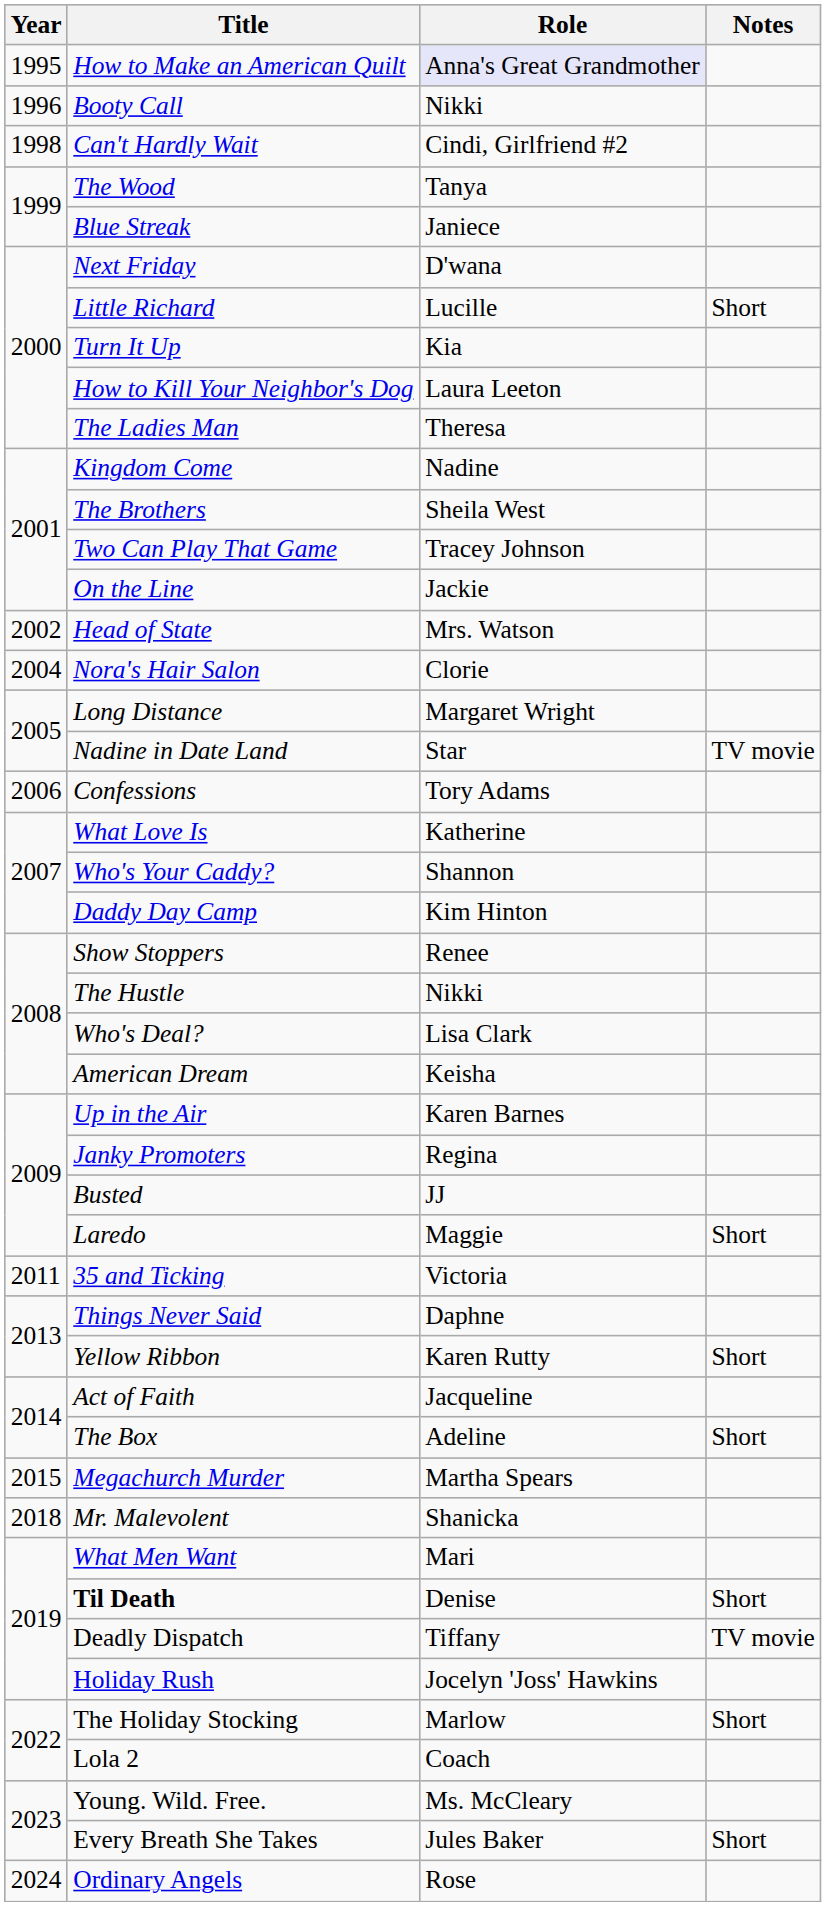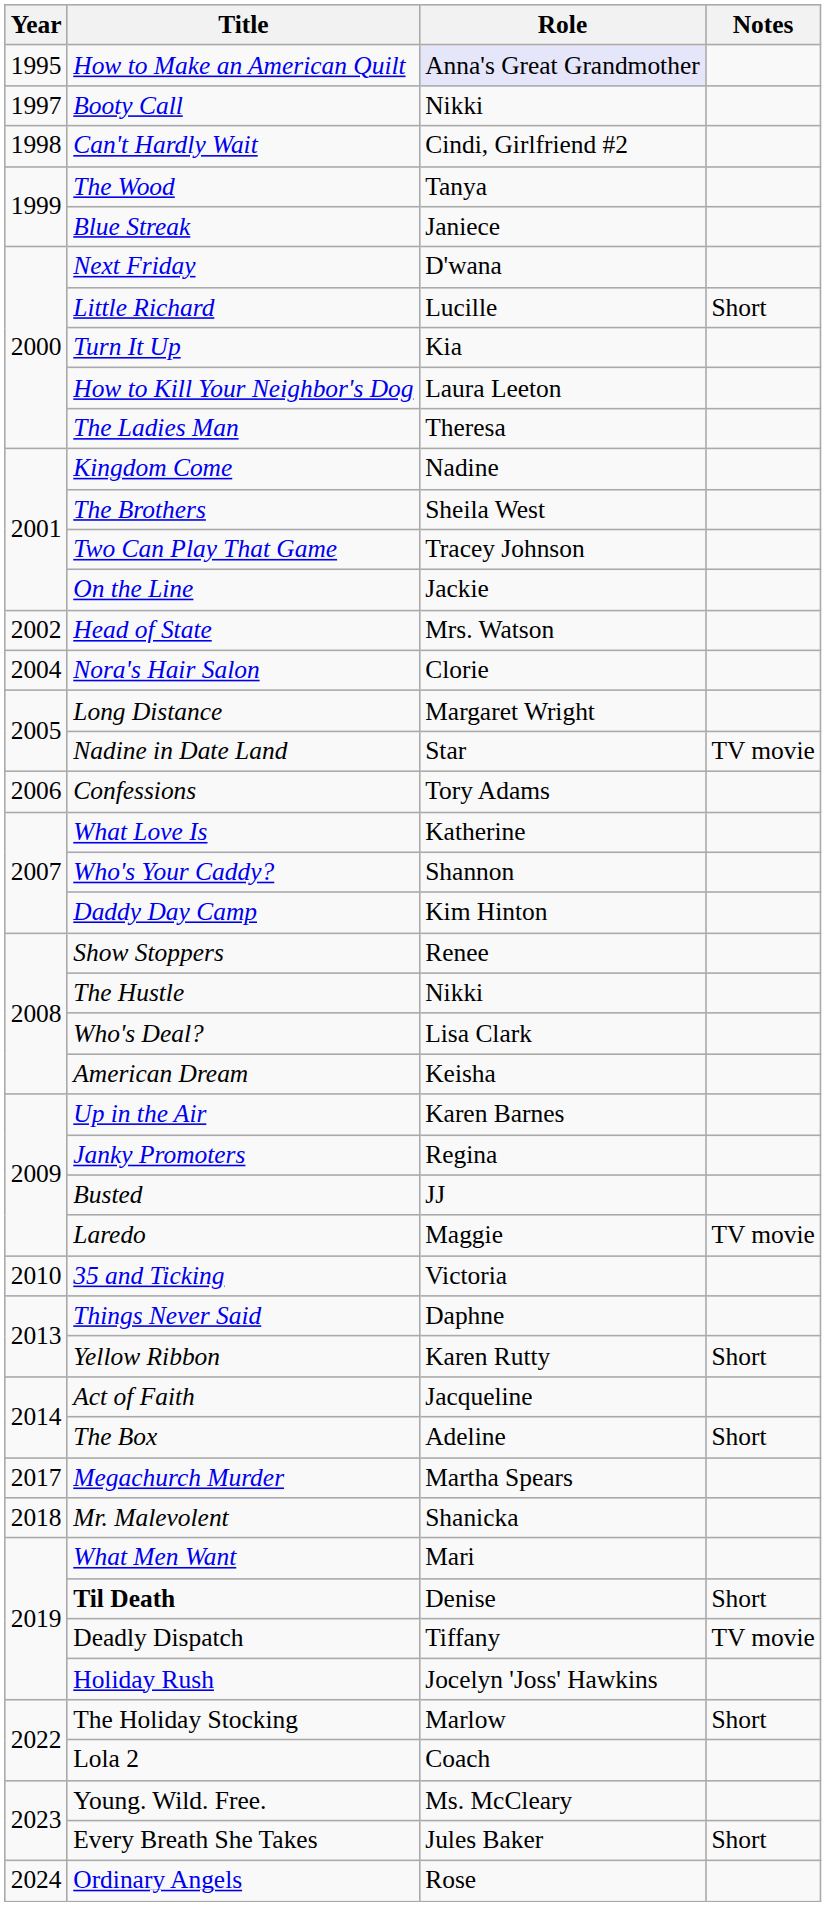(36, 105) 1996 -> (36, 105) 1997
(739, 1235) Short -> (763, 1235) TV movie
(36, 1275) 2011 -> (36, 1275) 2010
(36, 1477) 2015 -> (36, 1477) 2017
